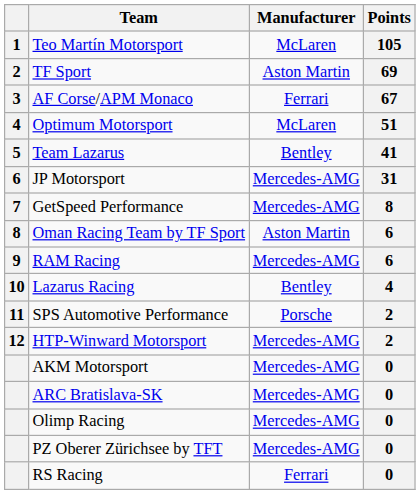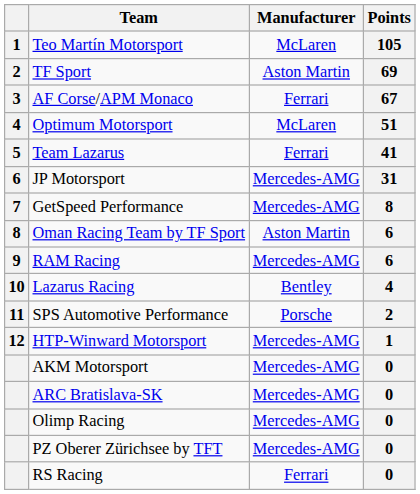(306, 152) Bentley -> (306, 152) Ferrari
(389, 340) 2 -> (389, 340) 1
